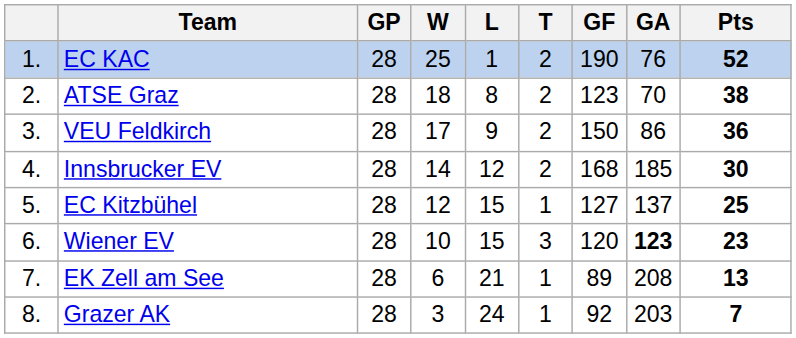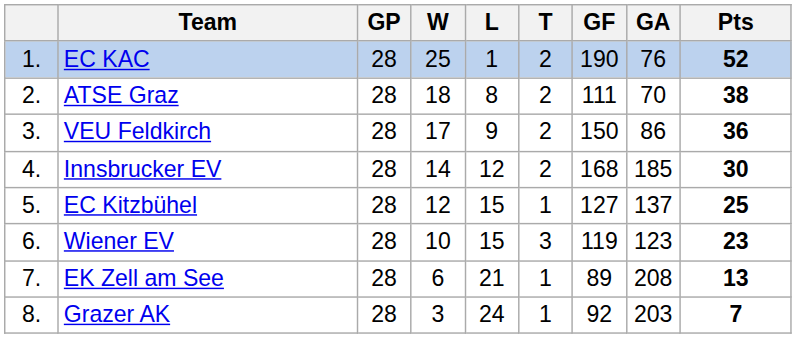(599, 95) 123 -> (599, 95) 111
(599, 242) 120 -> (599, 242) 119
(653, 242) bold -> (653, 242) normal
